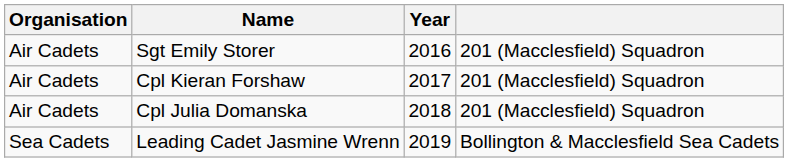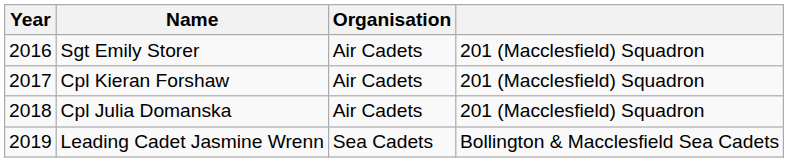columns swapped: (430, 19) <-> (68, 19)
